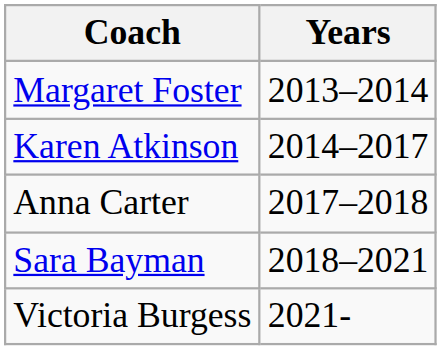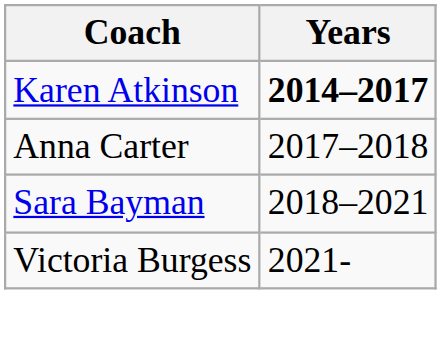- row: (127, 89)
(348, 145) normal -> (348, 89) bold
